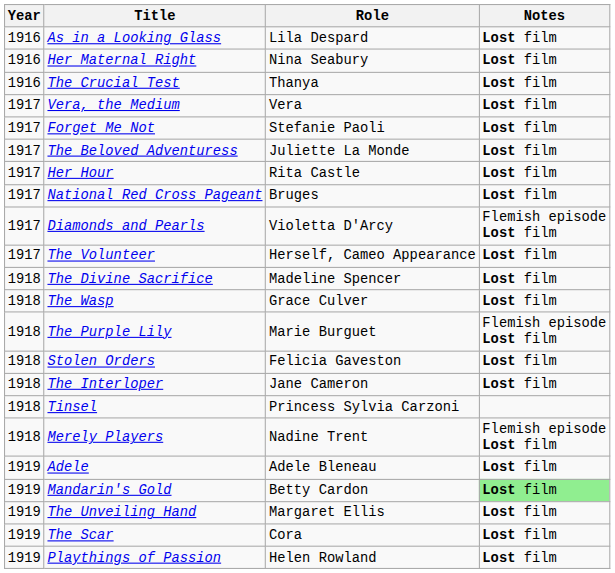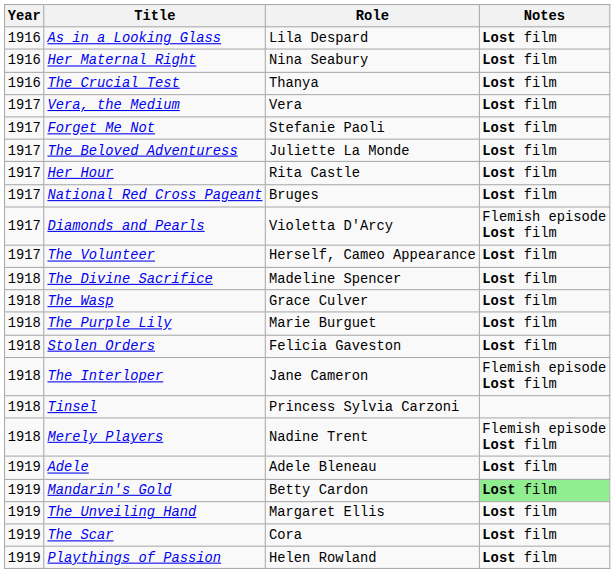(544, 332) Flemish episode Lost film -> (520, 324) Lost film
(520, 384) Lost film -> (544, 376) Flemish episode Lost film
